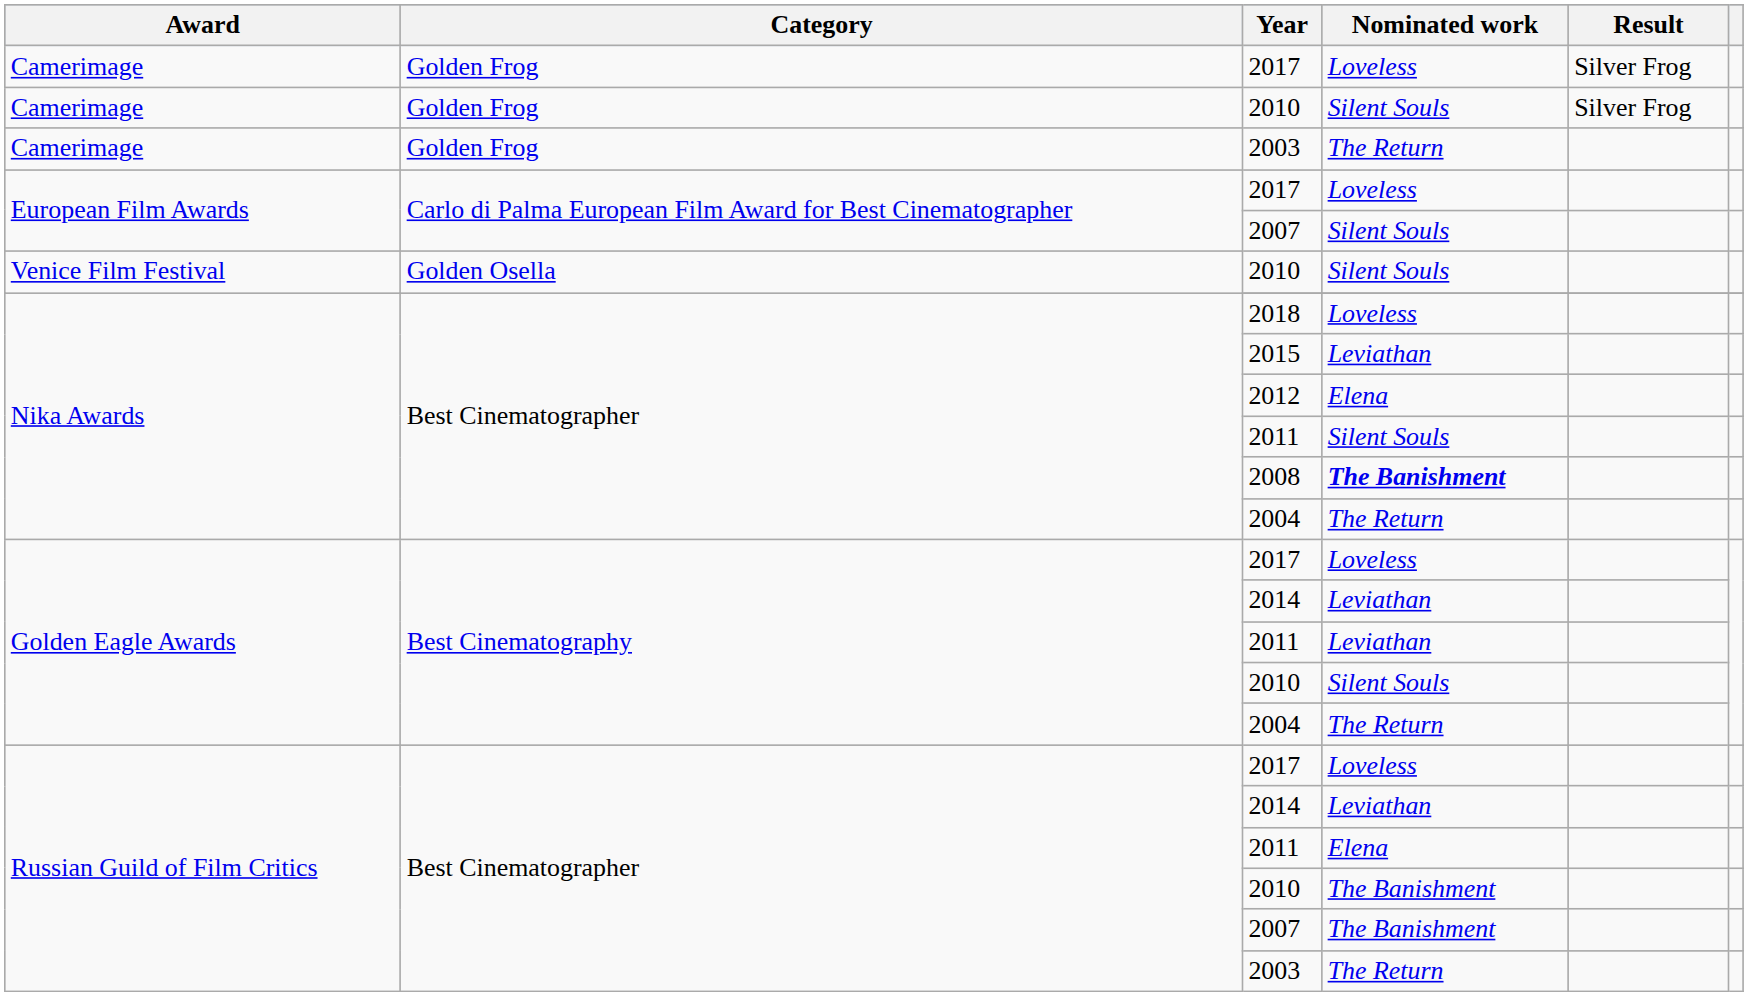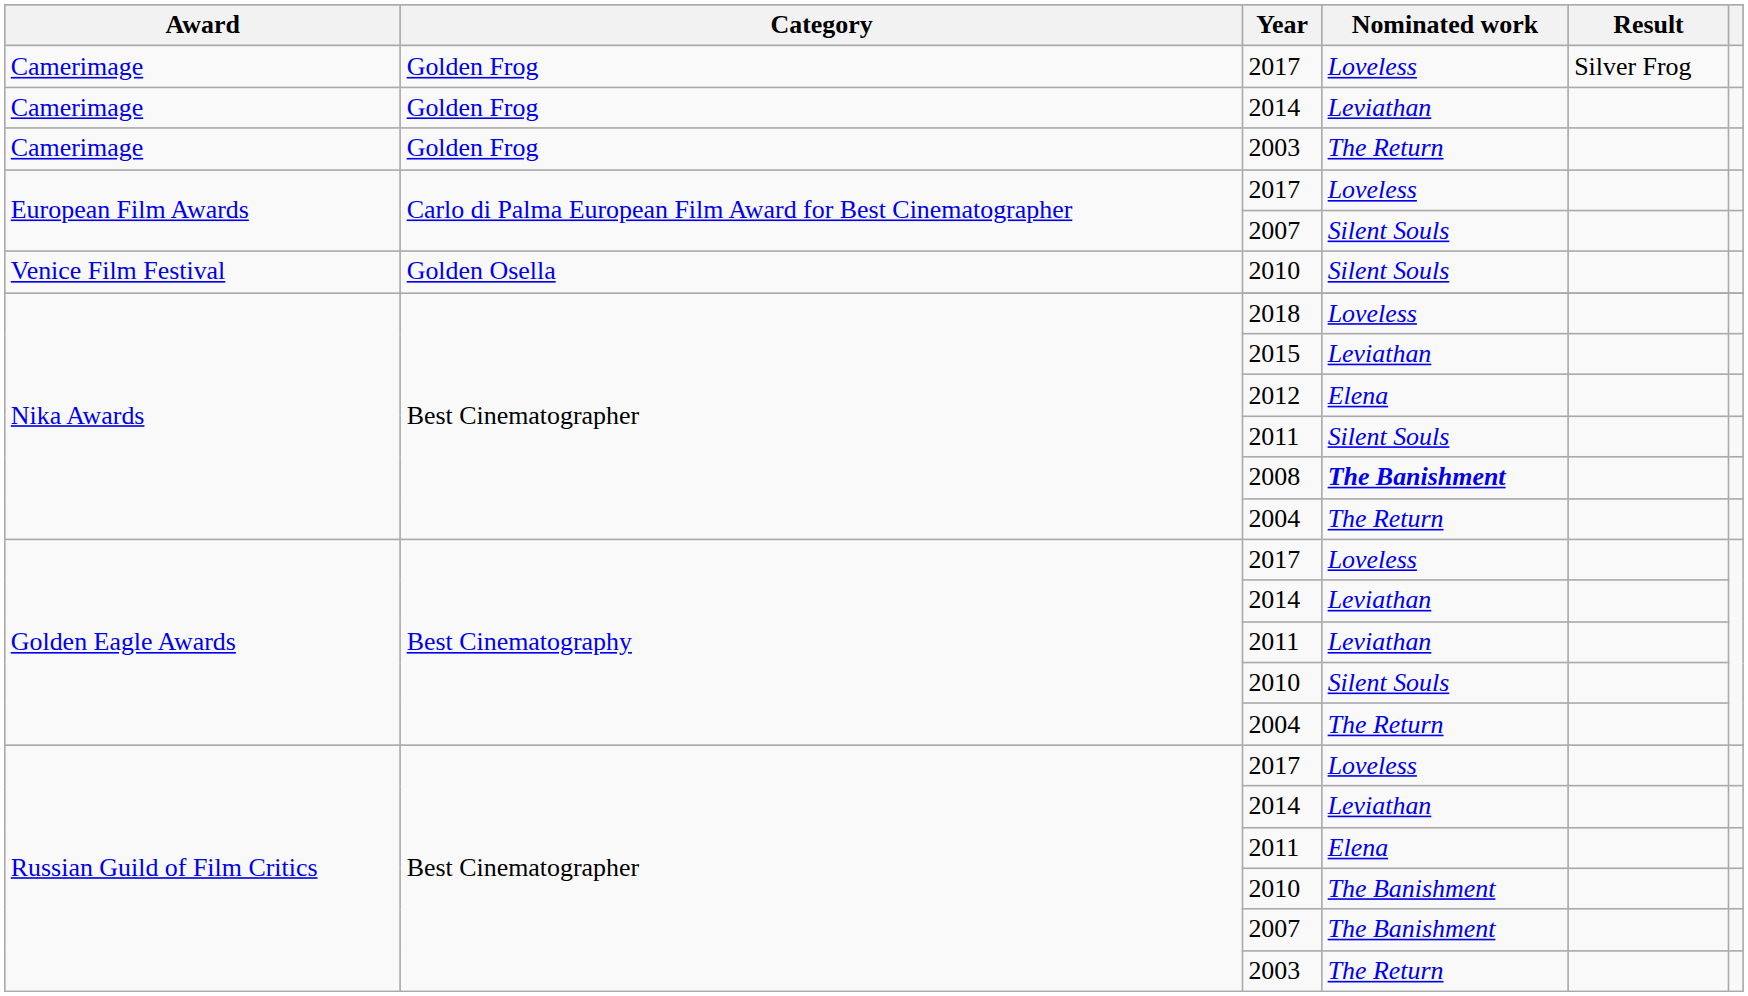+ row: (77, 107)
- row: (77, 107)
